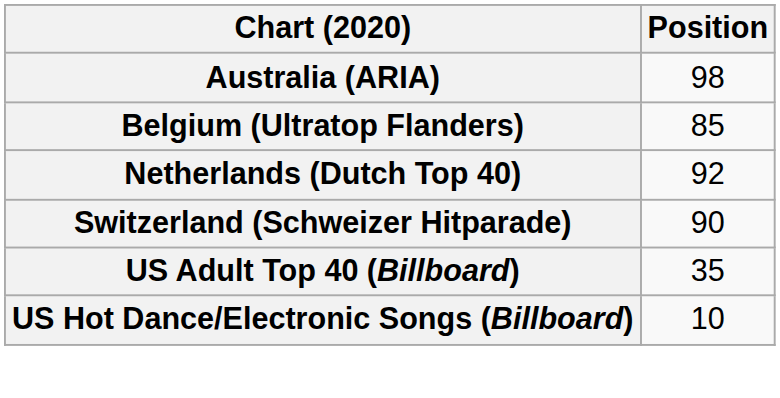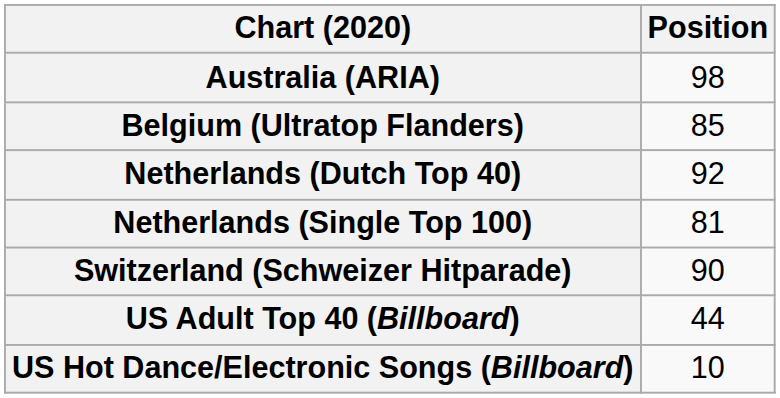+ row: (323, 222)
(708, 271) 35 -> (708, 319) 44
